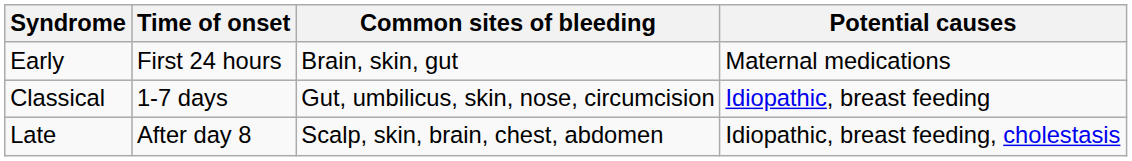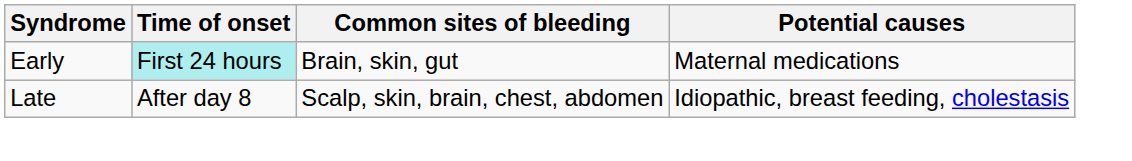(209, 60) no background -> (209, 60) paleturquoise background
- row: (58, 98)
